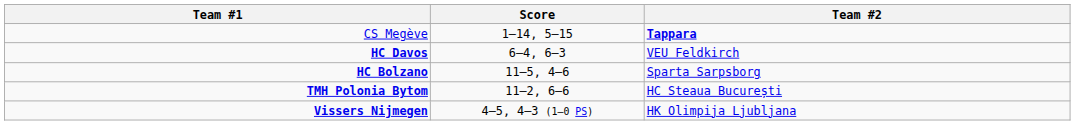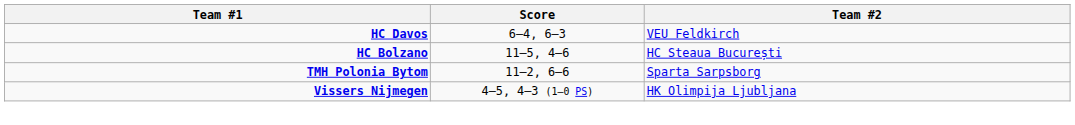- row: (396, 33)
(704, 72) Sparta Sarpsborg -> (714, 53) HC Steaua București
(714, 91) HC Steaua București -> (704, 72) Sparta Sarpsborg
